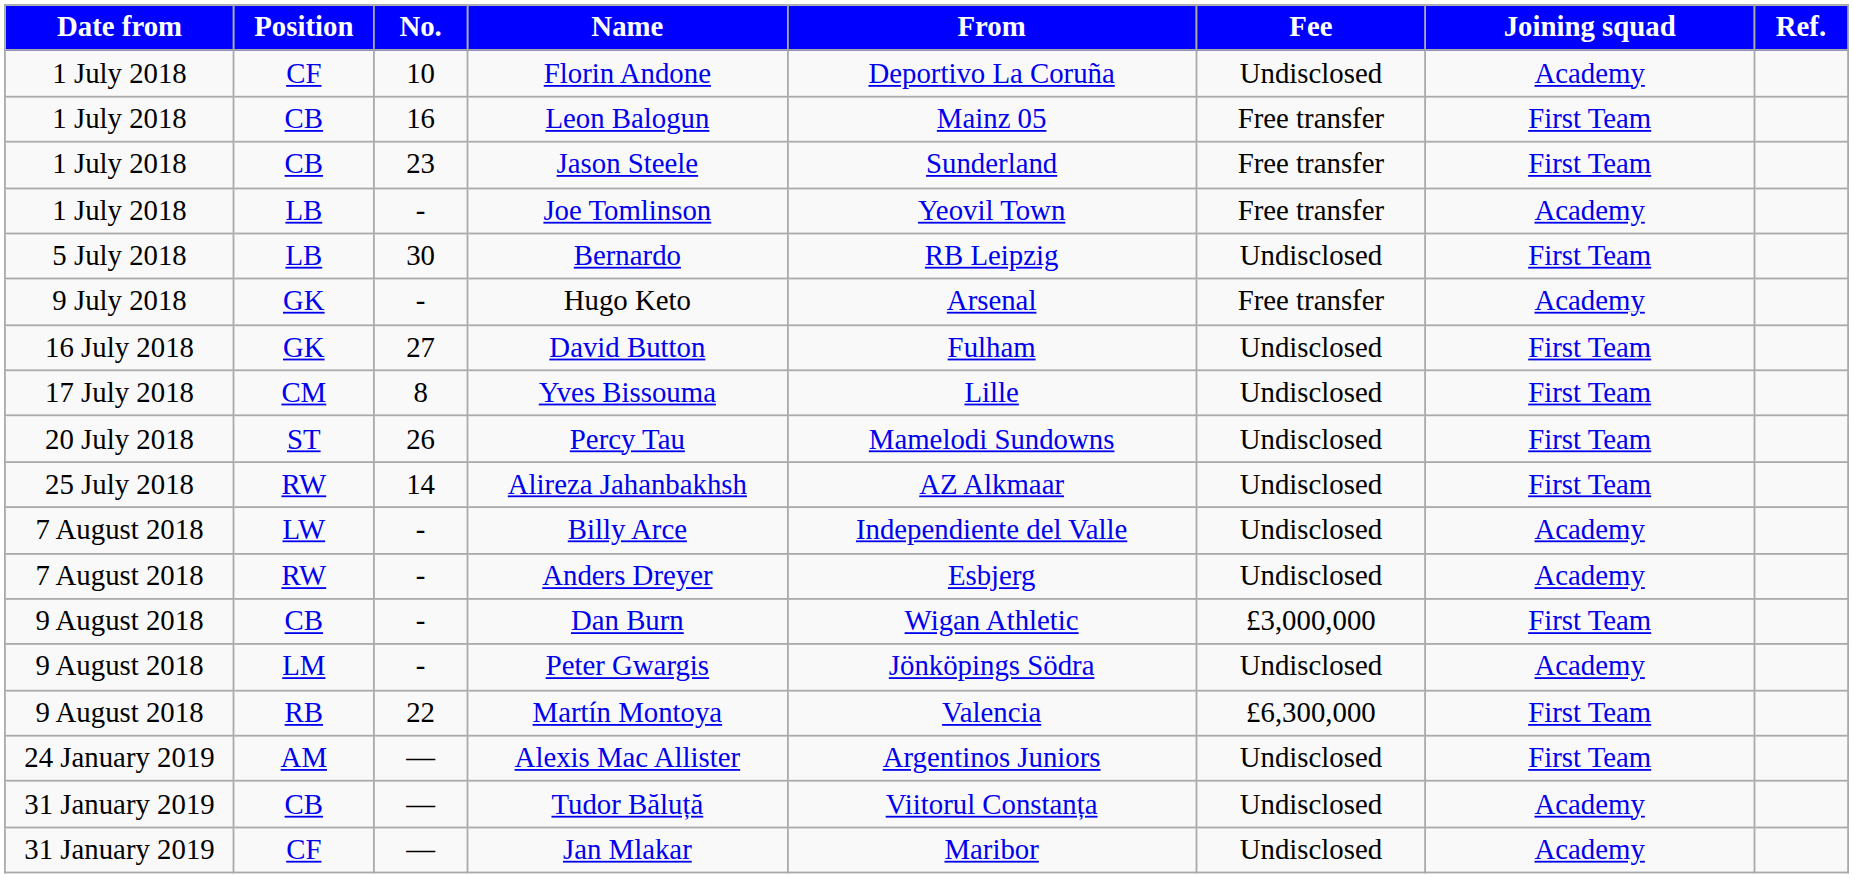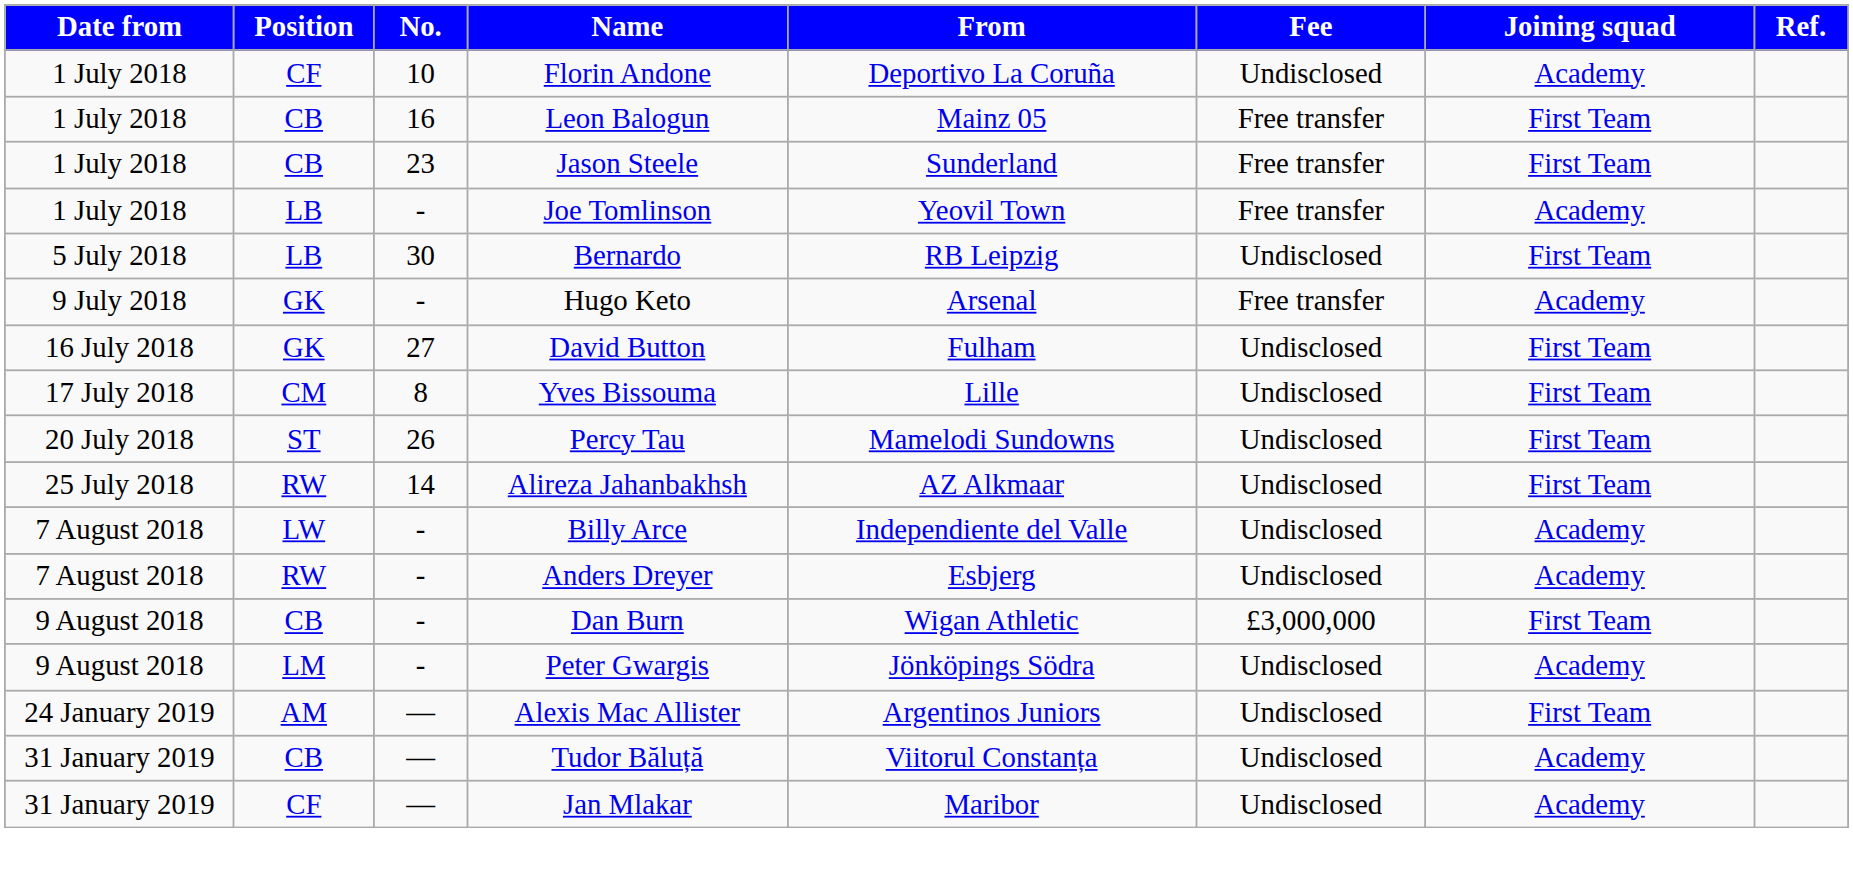- row: (627, 712)
